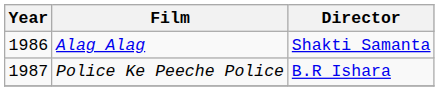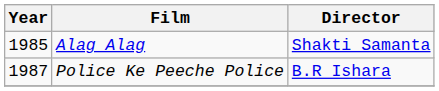(28, 45) 1986 -> (28, 45) 1985
